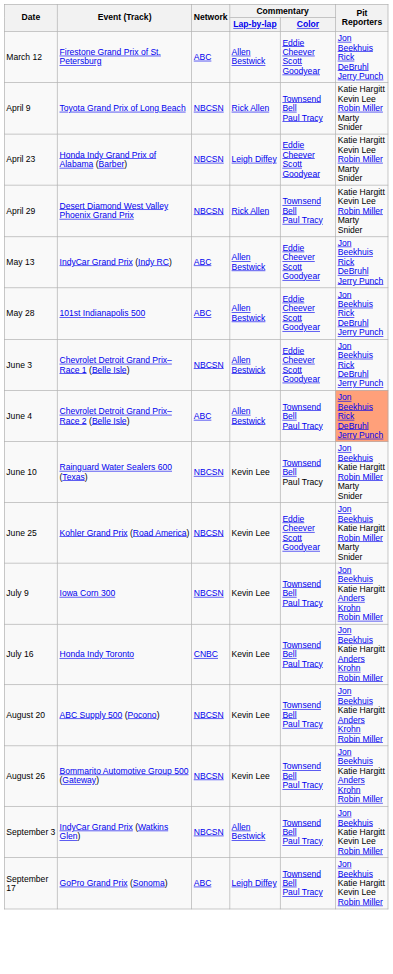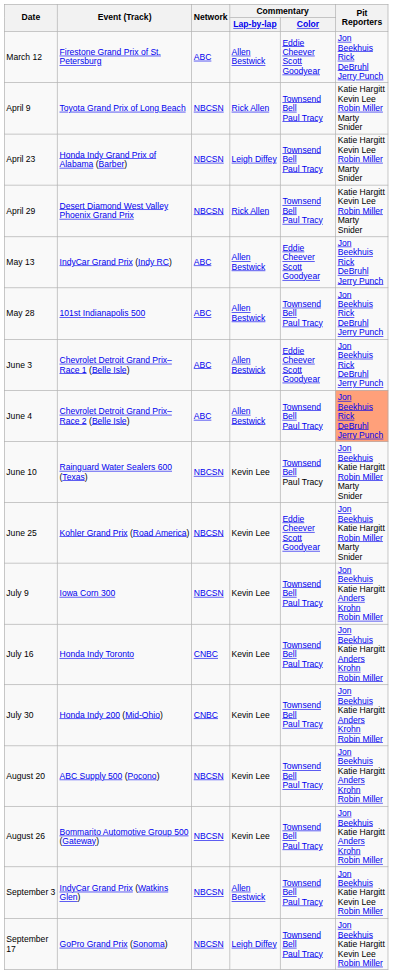(301, 159) Eddie Cheever Scott Goodyear -> (303, 159) Townsend Bell Paul Tracy
(301, 313) Eddie Cheever Scott Goodyear -> (303, 313) Townsend Bell Paul Tracy
(209, 364) NBCSN -> (203, 364) ABC
+ row: (20, 715)
(203, 883) ABC -> (209, 944) NBCSN
